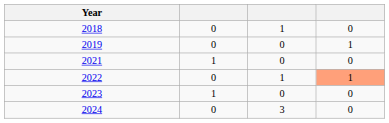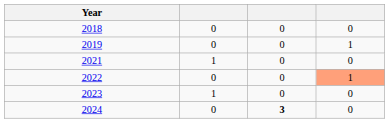(282, 28) 1 -> (282, 28) 0
(282, 77) 1 -> (282, 77) 0
(282, 110) normal -> (282, 110) bold
